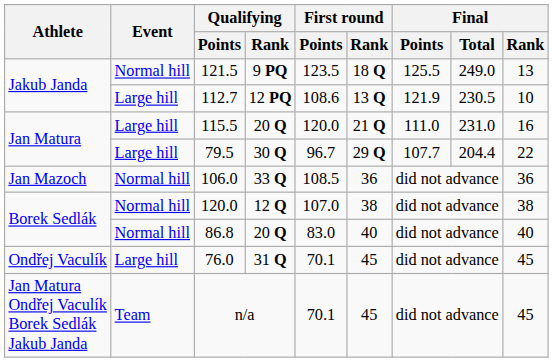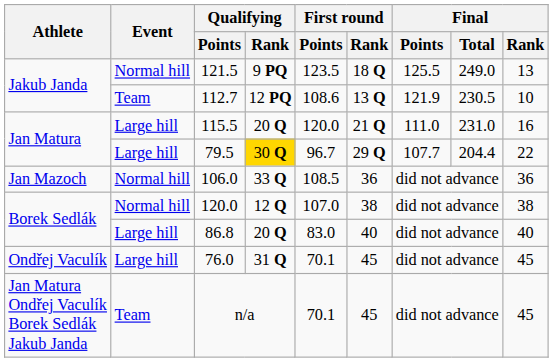(146, 98) Large hill -> (133, 98) Team
(270, 152) no background -> (270, 152) gold background
(152, 233) Normal hill -> (146, 233) Large hill
